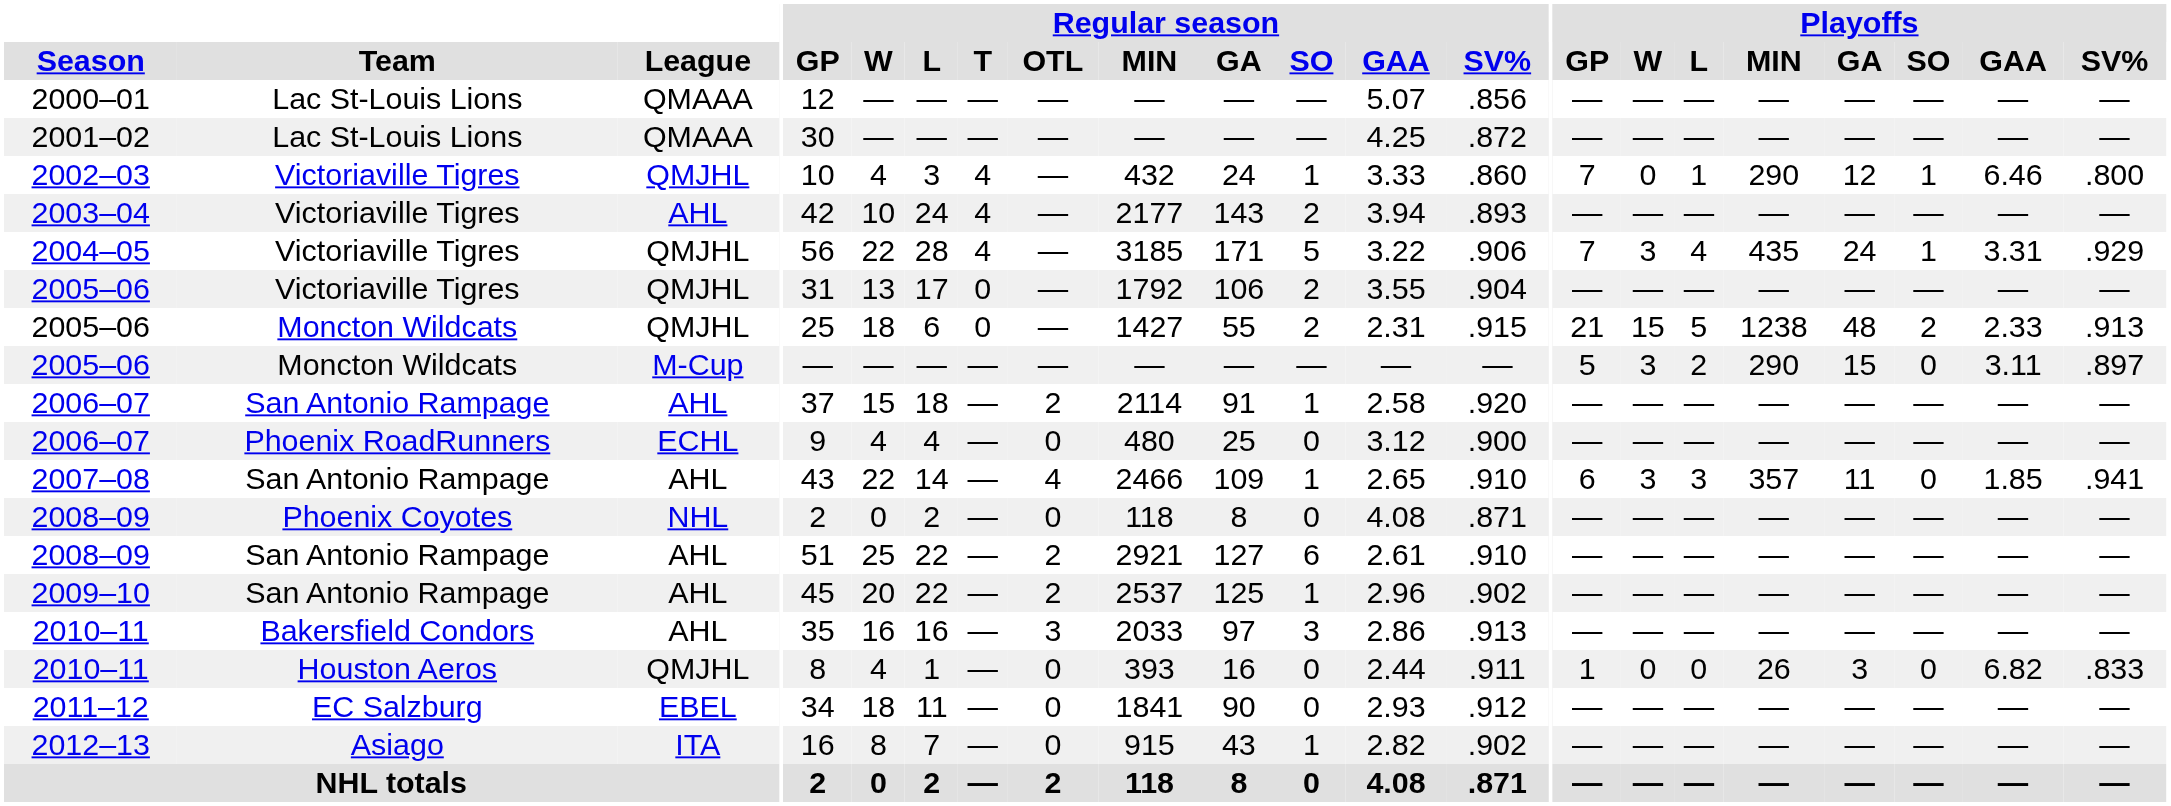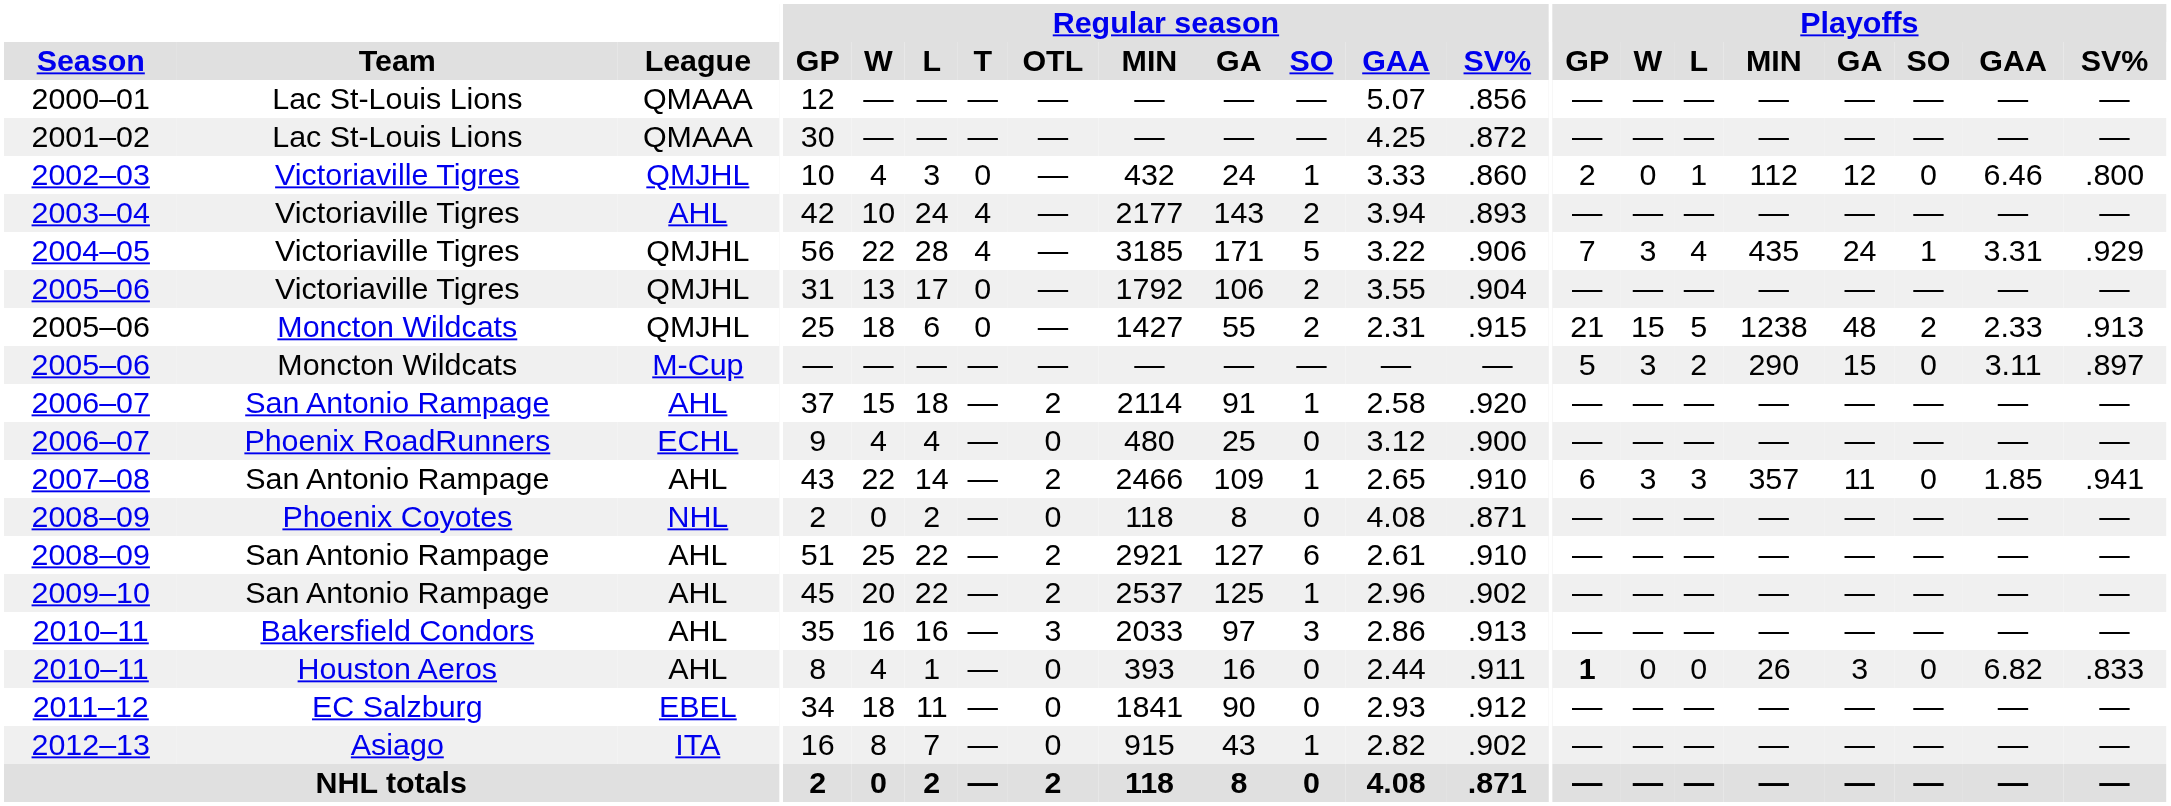(983, 174) 4 -> (983, 174) 0
(1587, 174) 7 -> (1587, 174) 2
(1774, 174) 290 -> (1774, 174) 112
(1929, 174) 1 -> (1929, 174) 0
(1053, 478) 4 -> (1053, 478) 2
(698, 668) QMJHL -> (698, 668) AHL
(1587, 668) normal -> (1587, 668) bold
